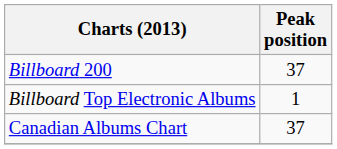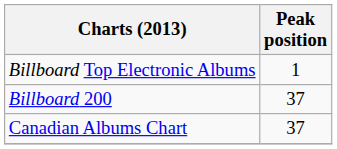rows swapped: (60, 69) <-> (132, 98)
